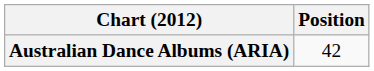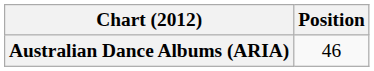(332, 50) 42 -> (332, 50) 46
